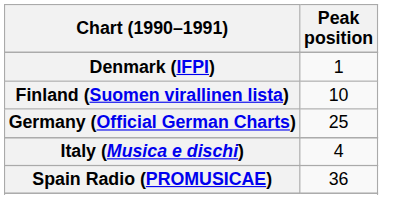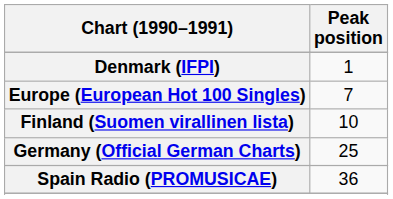+ row: (157, 94)
- row: (152, 151)
